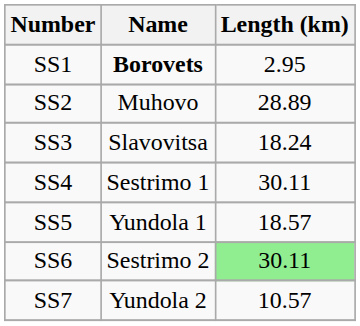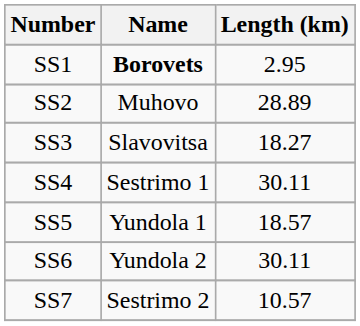(285, 142) 18.24 -> (285, 142) 18.27
(158, 261) Sestrimo 2 -> (158, 261) Yundola 2
(285, 261) lightgreen background -> (285, 261) no background
(158, 300) Yundola 2 -> (158, 300) Sestrimo 2
